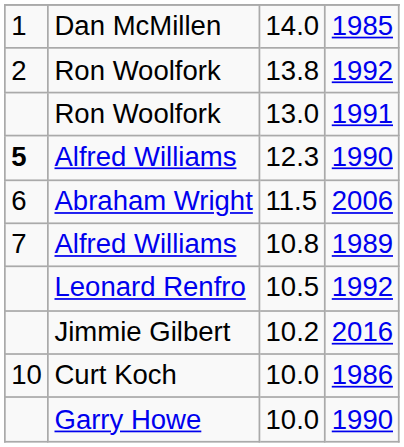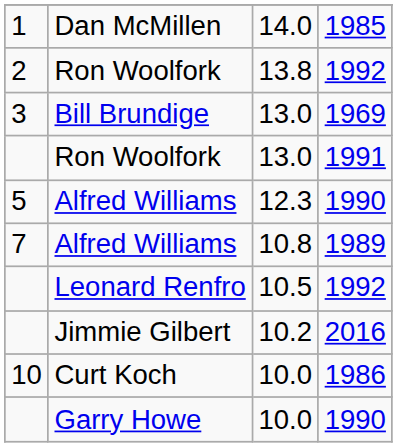+ row: (132, 113)
(19, 157) bold -> (19, 200) normal
- row: (154, 200)
